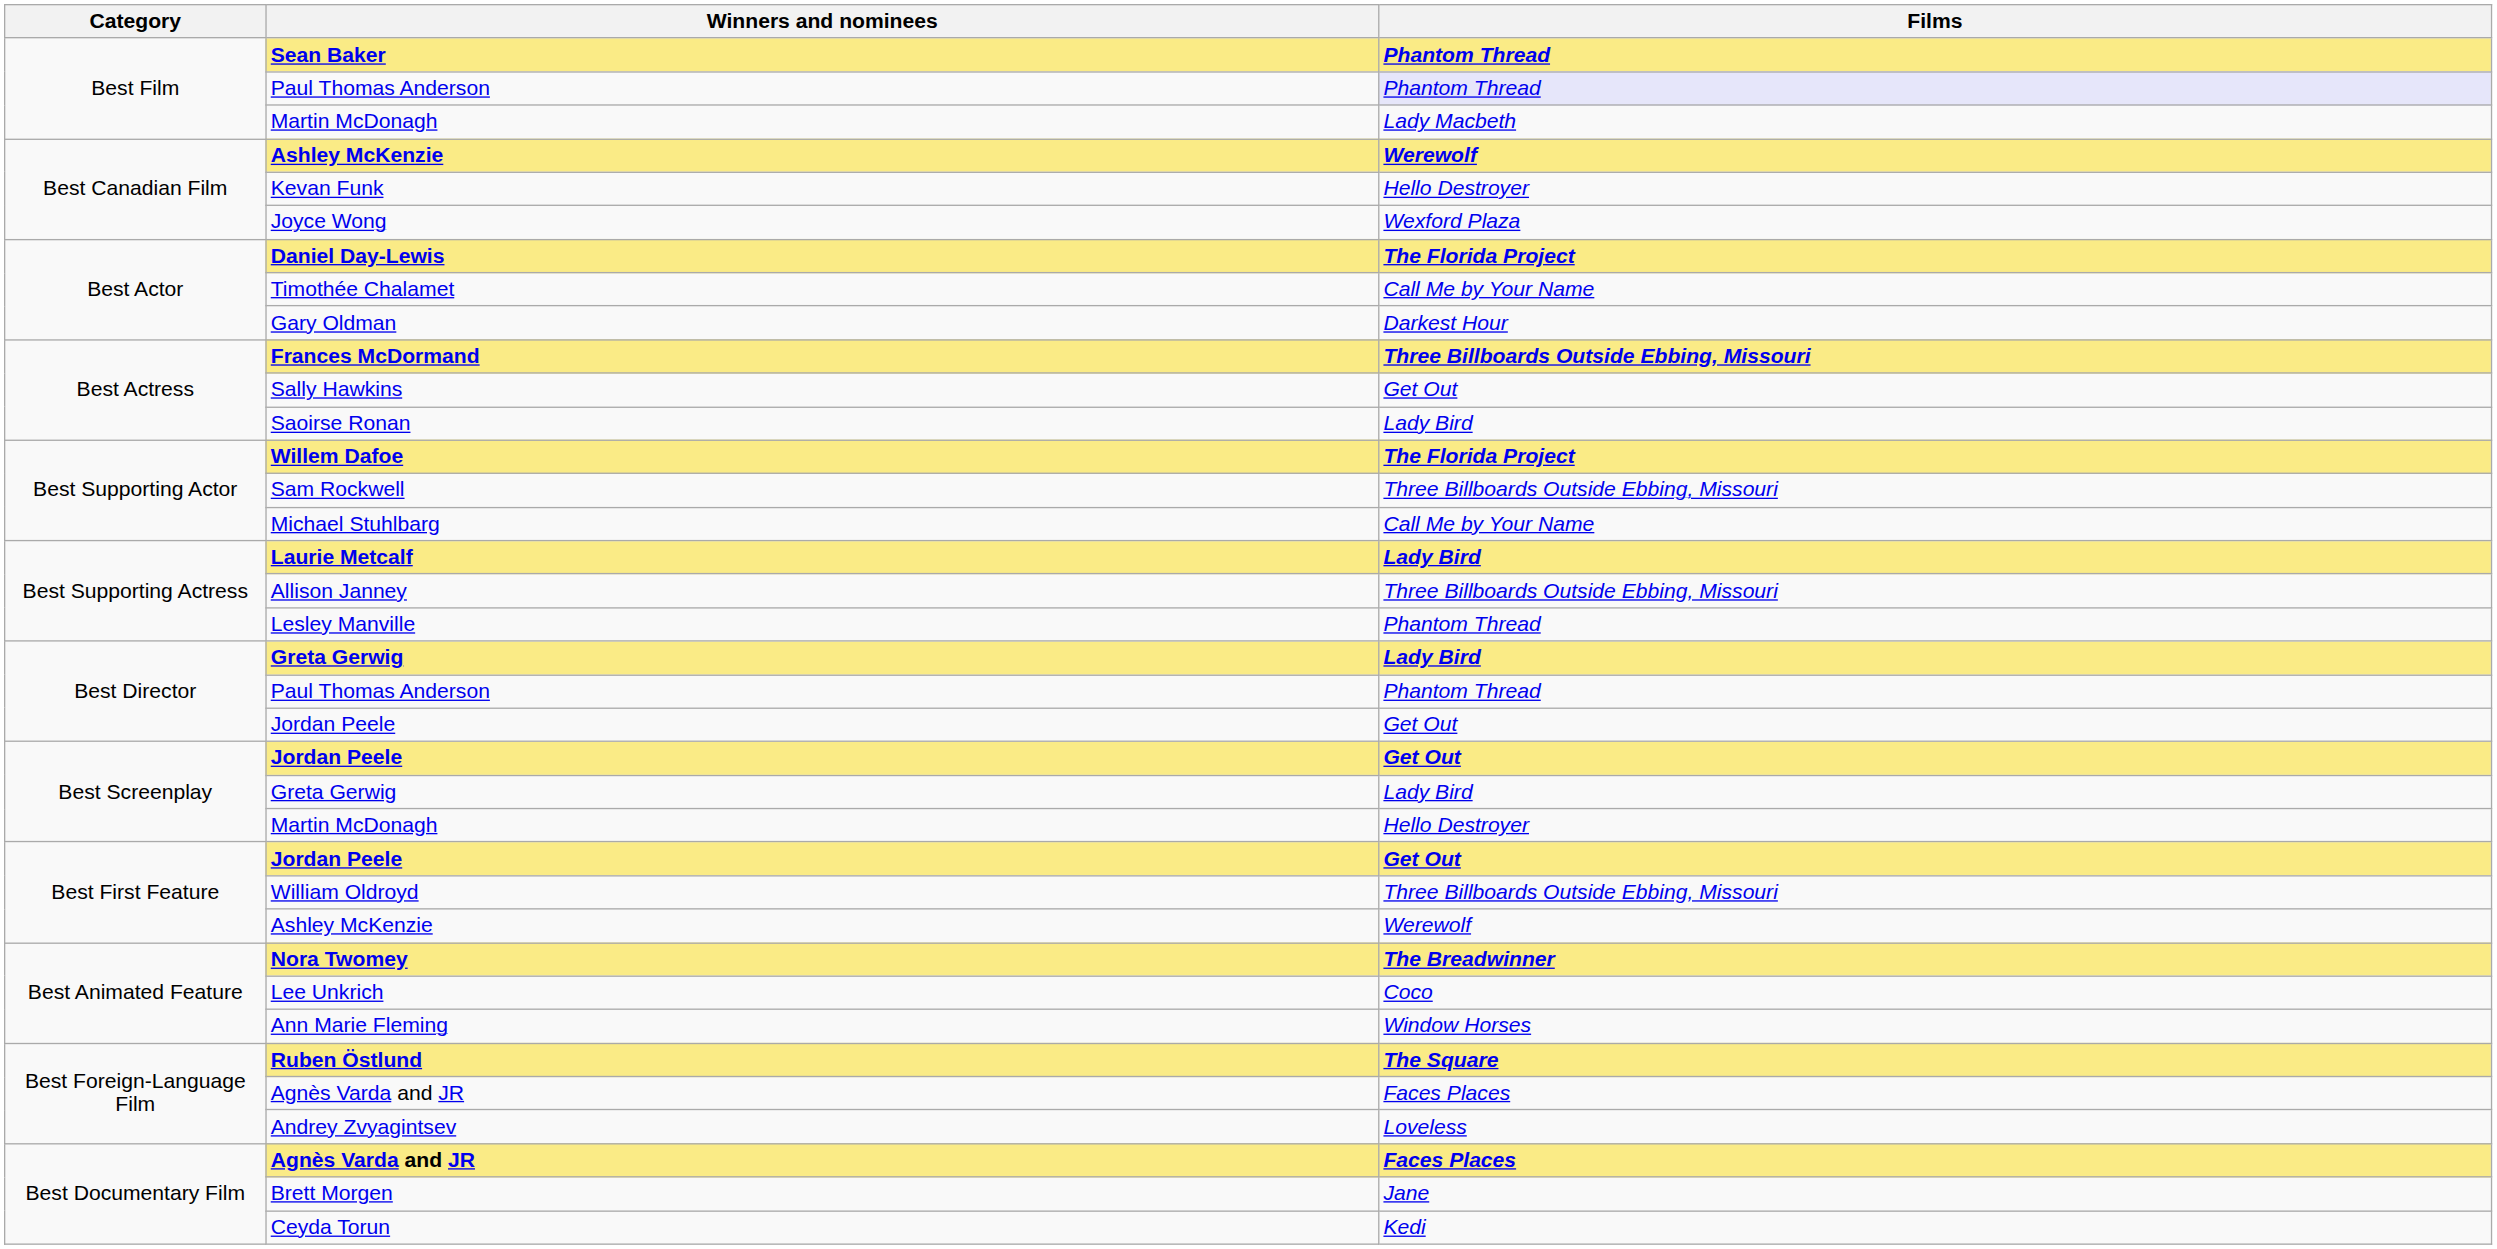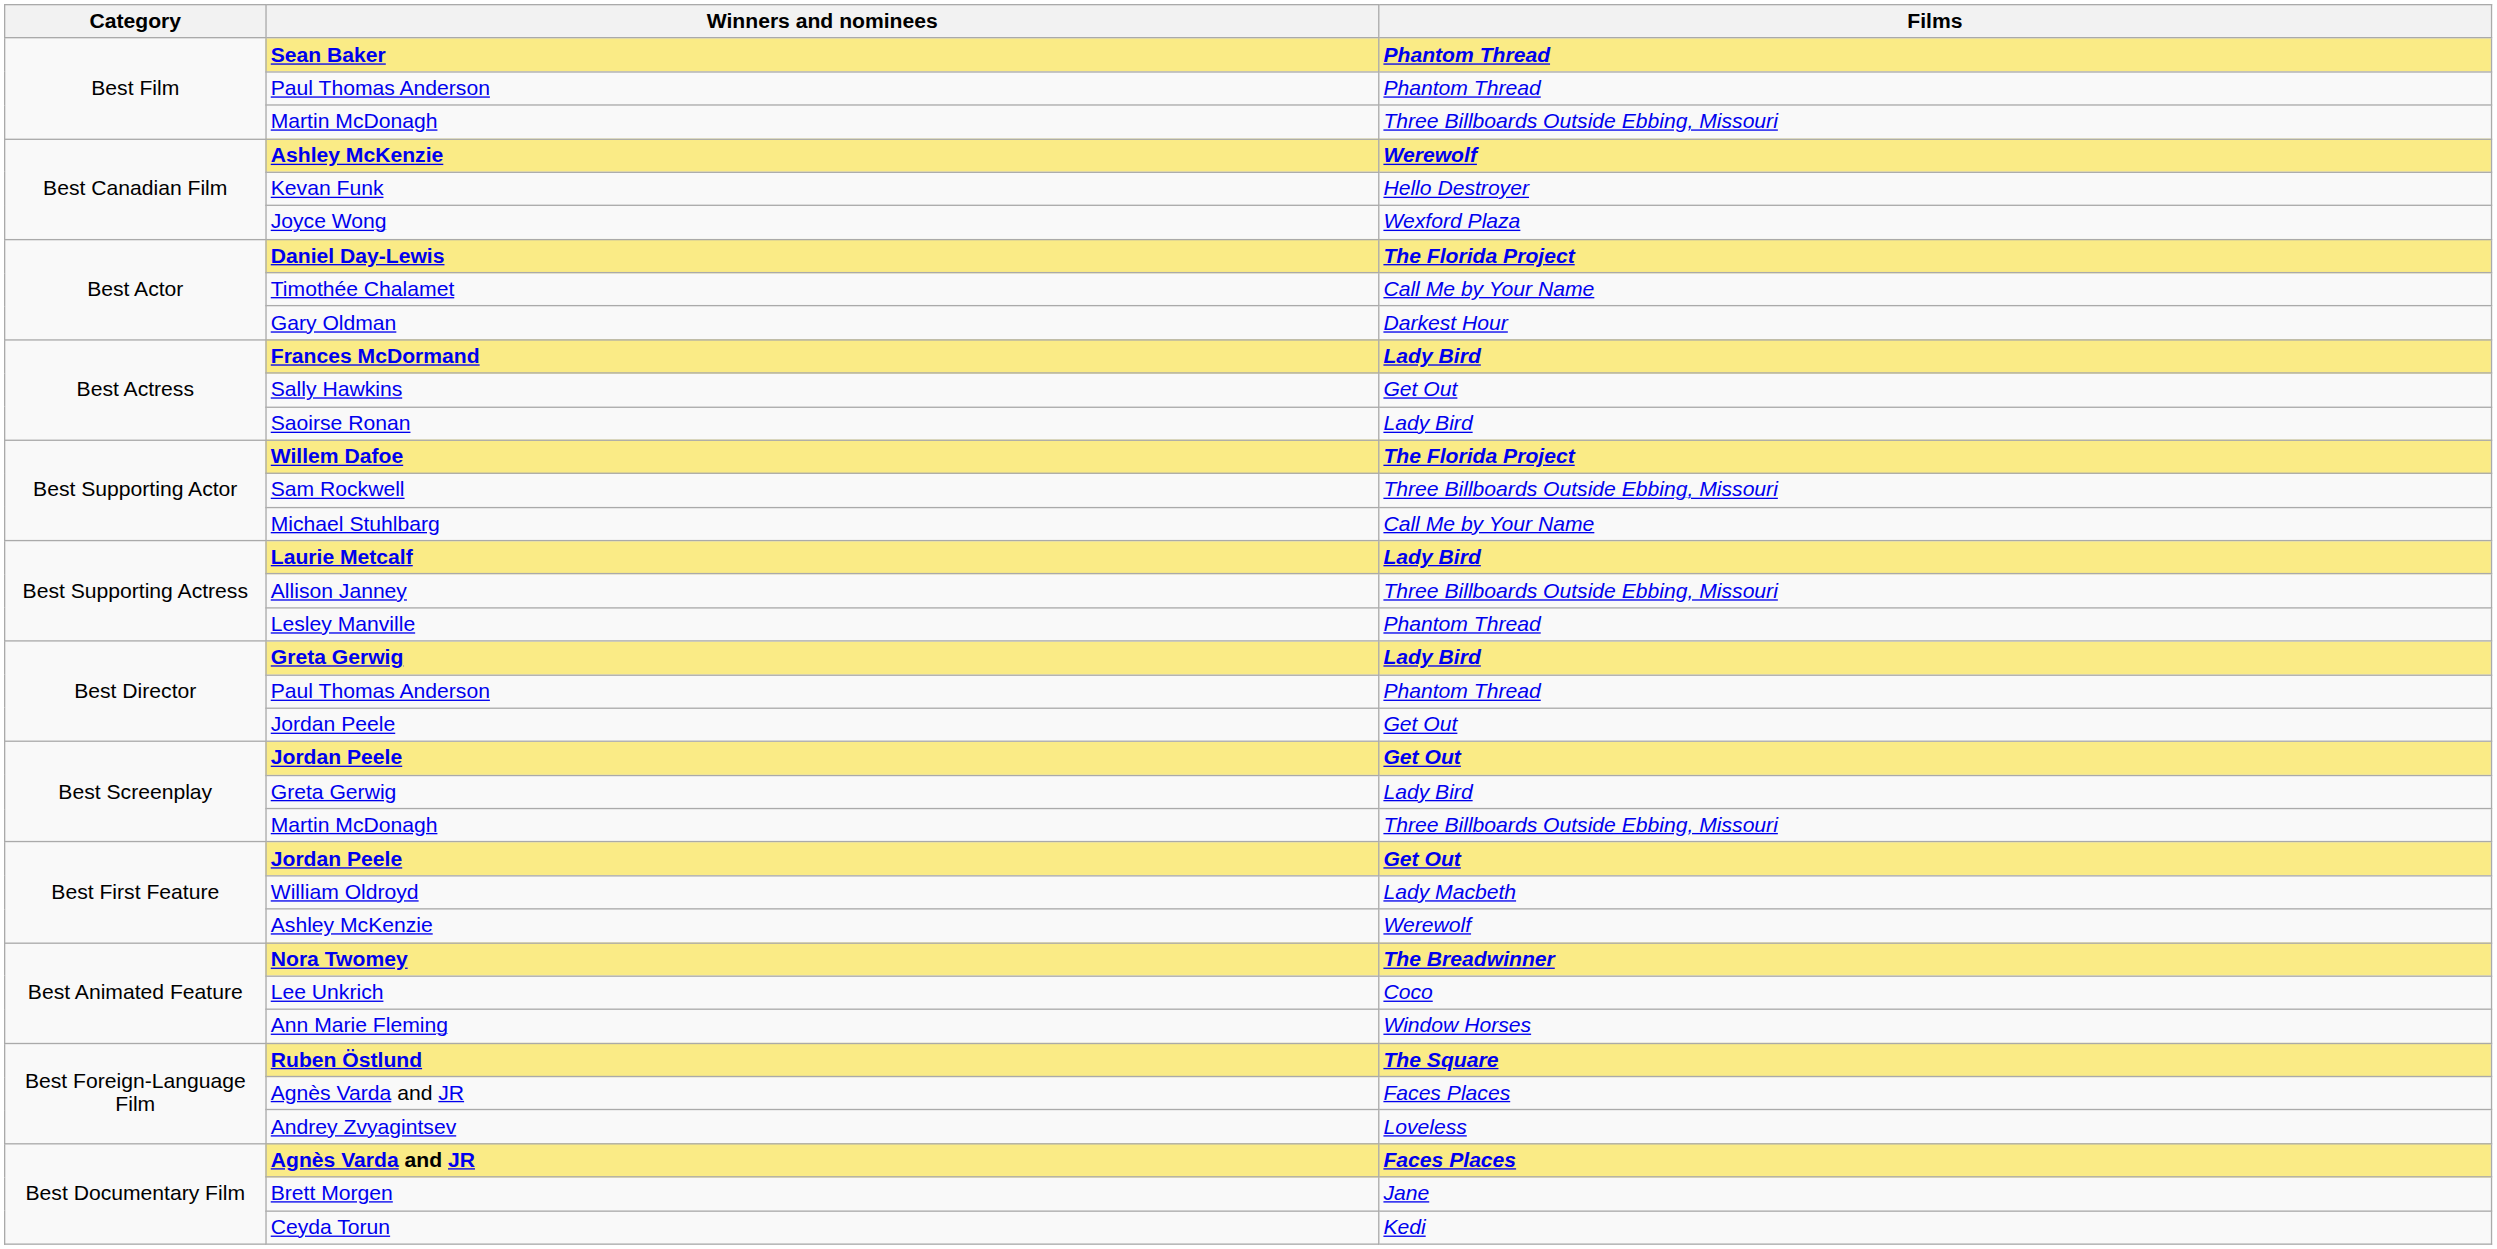(1462, 88) lavender background -> (1462, 88) no background
(1450, 121) Lady Macbeth -> (1581, 121) Three Billboards Outside Ebbing, Missouri
(1597, 356) Three Billboards Outside Ebbing, Missouri -> (1432, 356) Lady Bird
(1456, 825) Hello Destroyer -> (1581, 825) Three Billboards Outside Ebbing, Missouri
(1581, 892) Three Billboards Outside Ebbing, Missouri -> (1450, 892) Lady Macbeth
